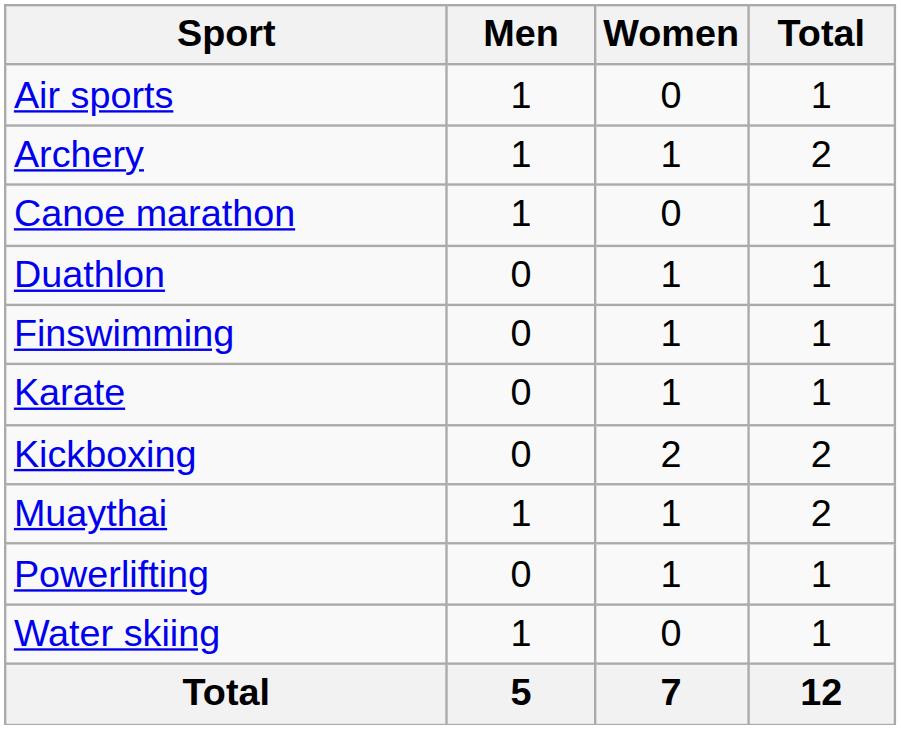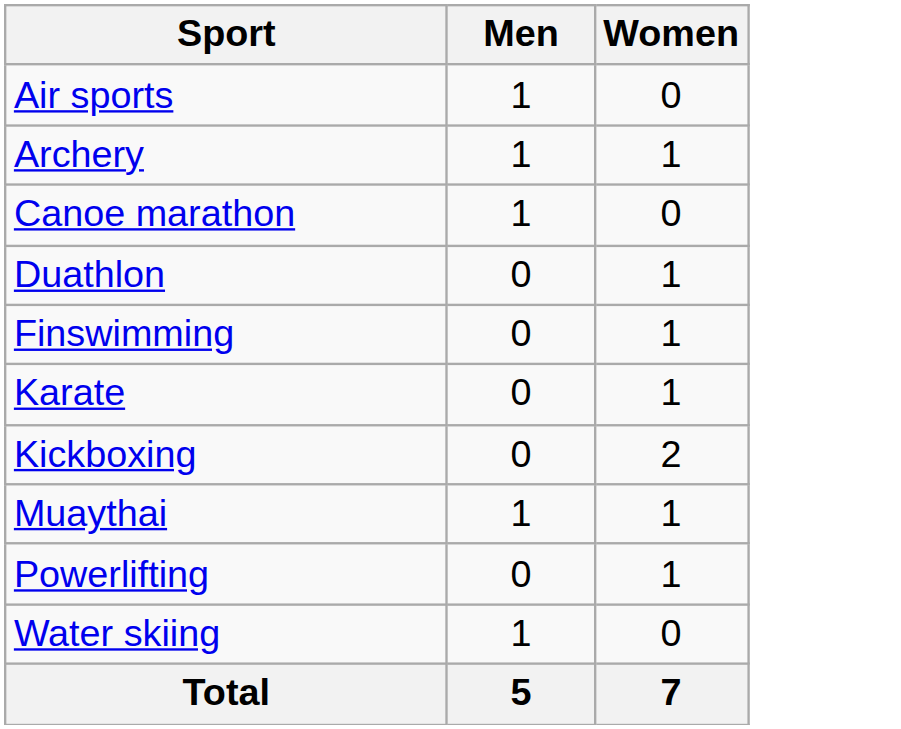- column: (821, 34)
